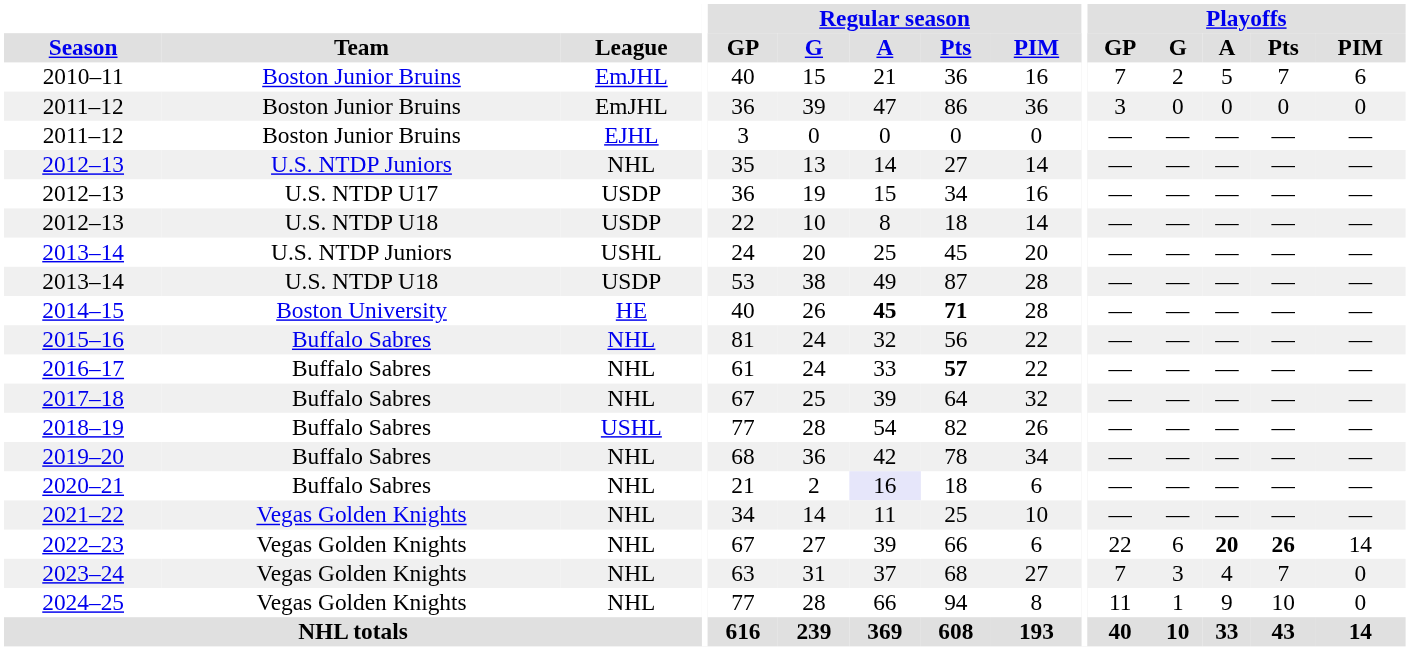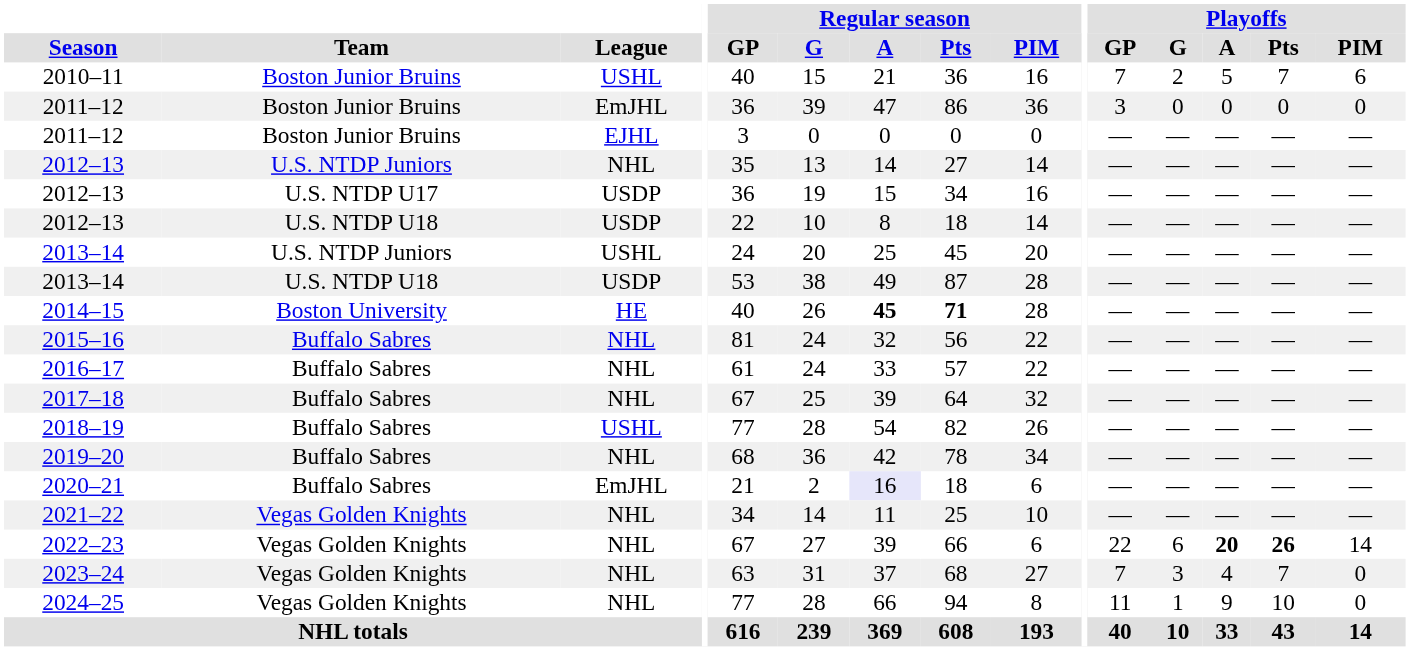(631, 76) EmJHL -> (631, 76) USHL
(956, 368) bold -> (956, 368) normal
(631, 485) NHL -> (631, 485) EmJHL
